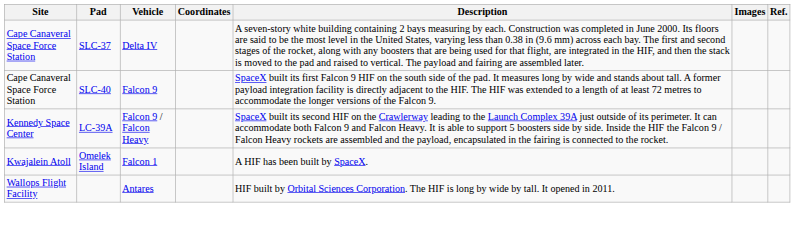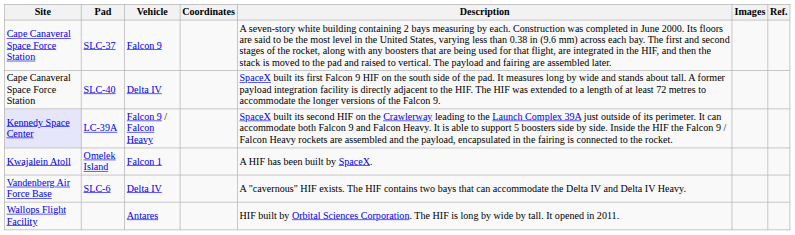(140, 45) Delta IV -> (144, 45) Falcon 9
(140, 89) Falcon 9 -> (144, 89) Delta IV
(38, 128) no background -> (38, 128) lavender background
+ row: (97, 188)
